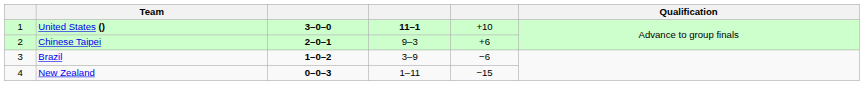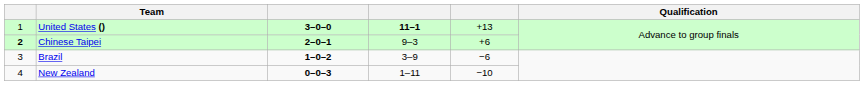(485, 27) +10 -> (485, 27) +13
(20, 42) normal -> (20, 42) bold
(485, 73) −15 -> (485, 73) −10
